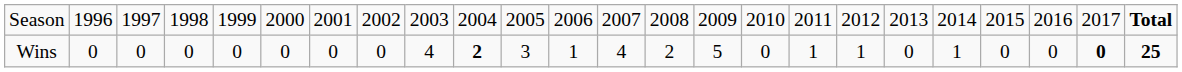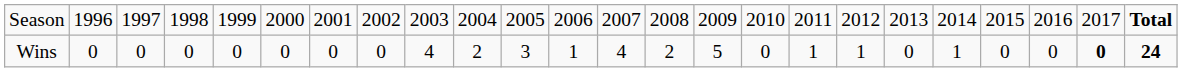(477, 50) bold -> (477, 50) normal
(1151, 50) 25 -> (1151, 50) 24
